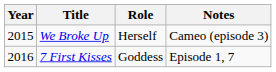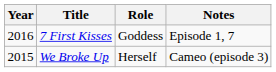rows swapped: (74, 35) <-> (76, 56)
